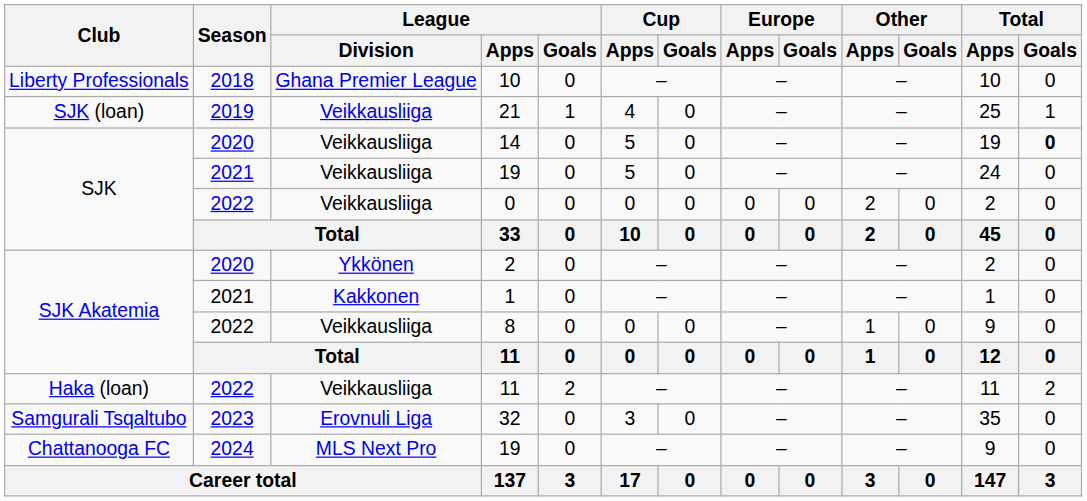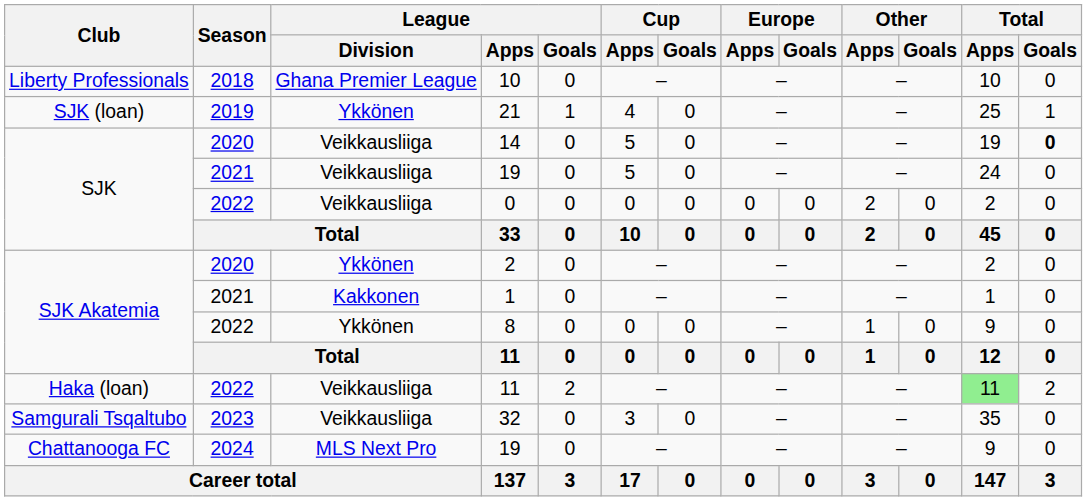(376, 111) Veikkausliiga -> (376, 111) Ykkönen
(376, 326) Veikkausliiga -> (376, 326) Ykkönen
(990, 388) no background -> (990, 388) lightgreen background
(376, 419) Erovnuli Liga -> (376, 419) Veikkausliiga
